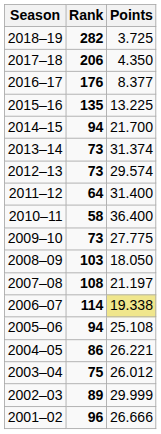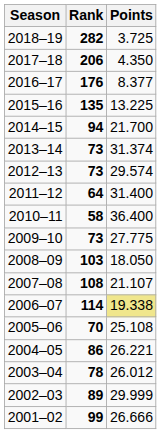(131, 283) 21.197 -> (131, 283) 21.107
(96, 328) 94 -> (96, 328) 70
(96, 372) 75 -> (96, 372) 78
(96, 417) 96 -> (96, 417) 99
